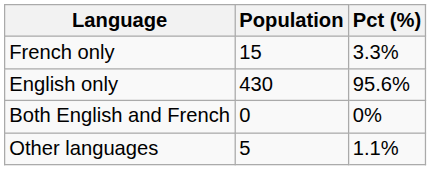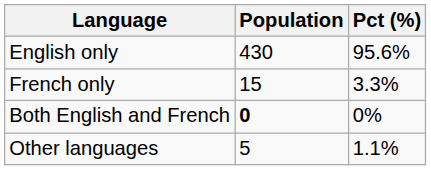rows swapped: (64, 84) <-> (62, 52)
(245, 116) normal -> (245, 116) bold
